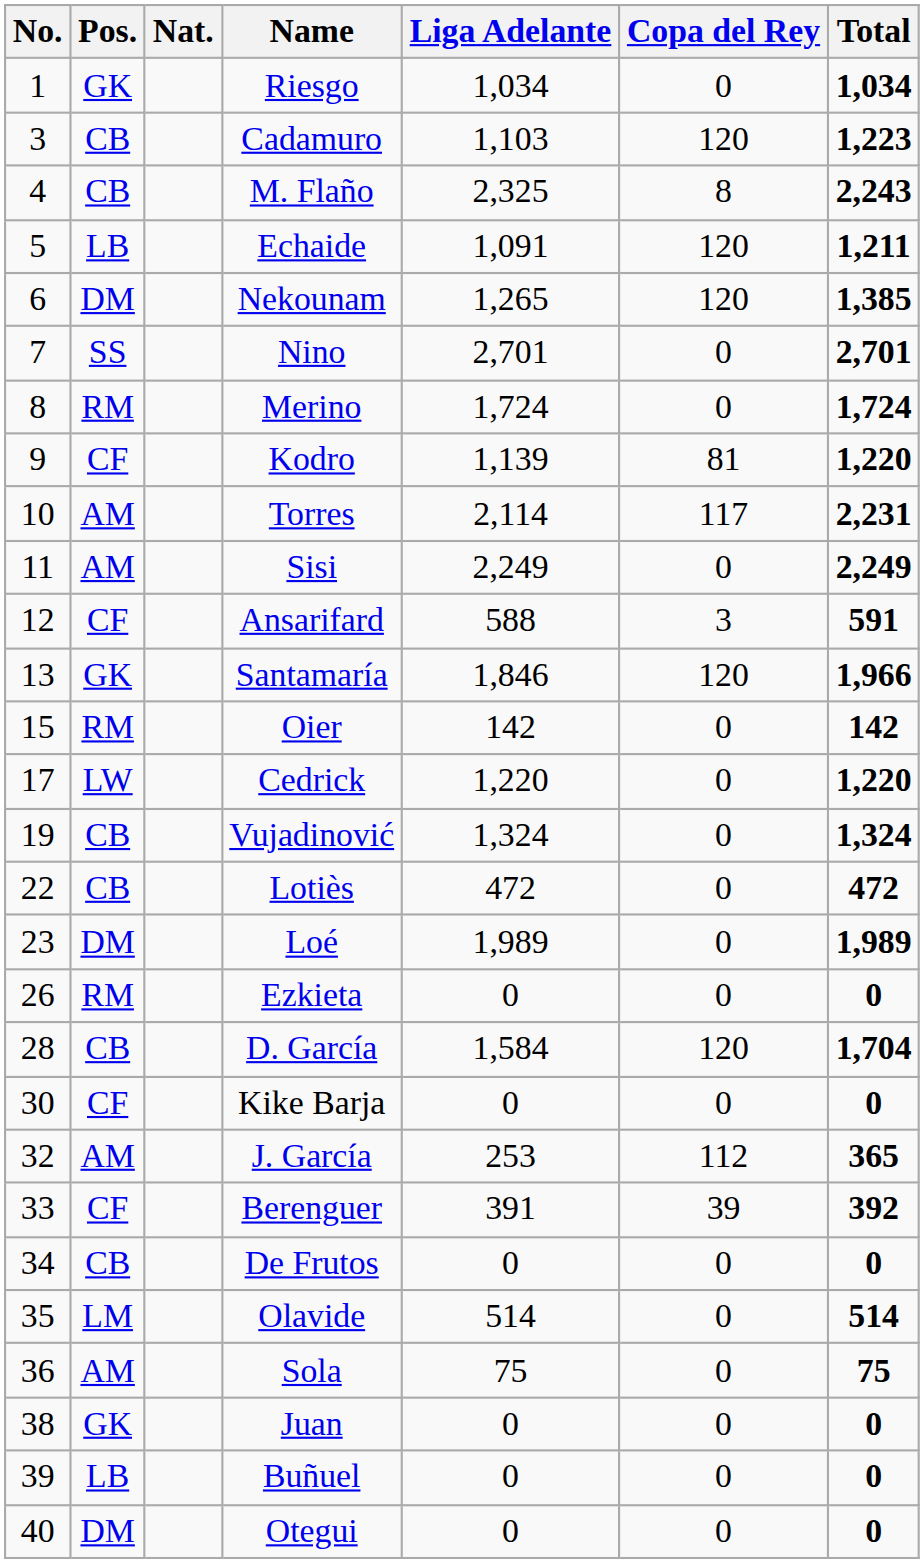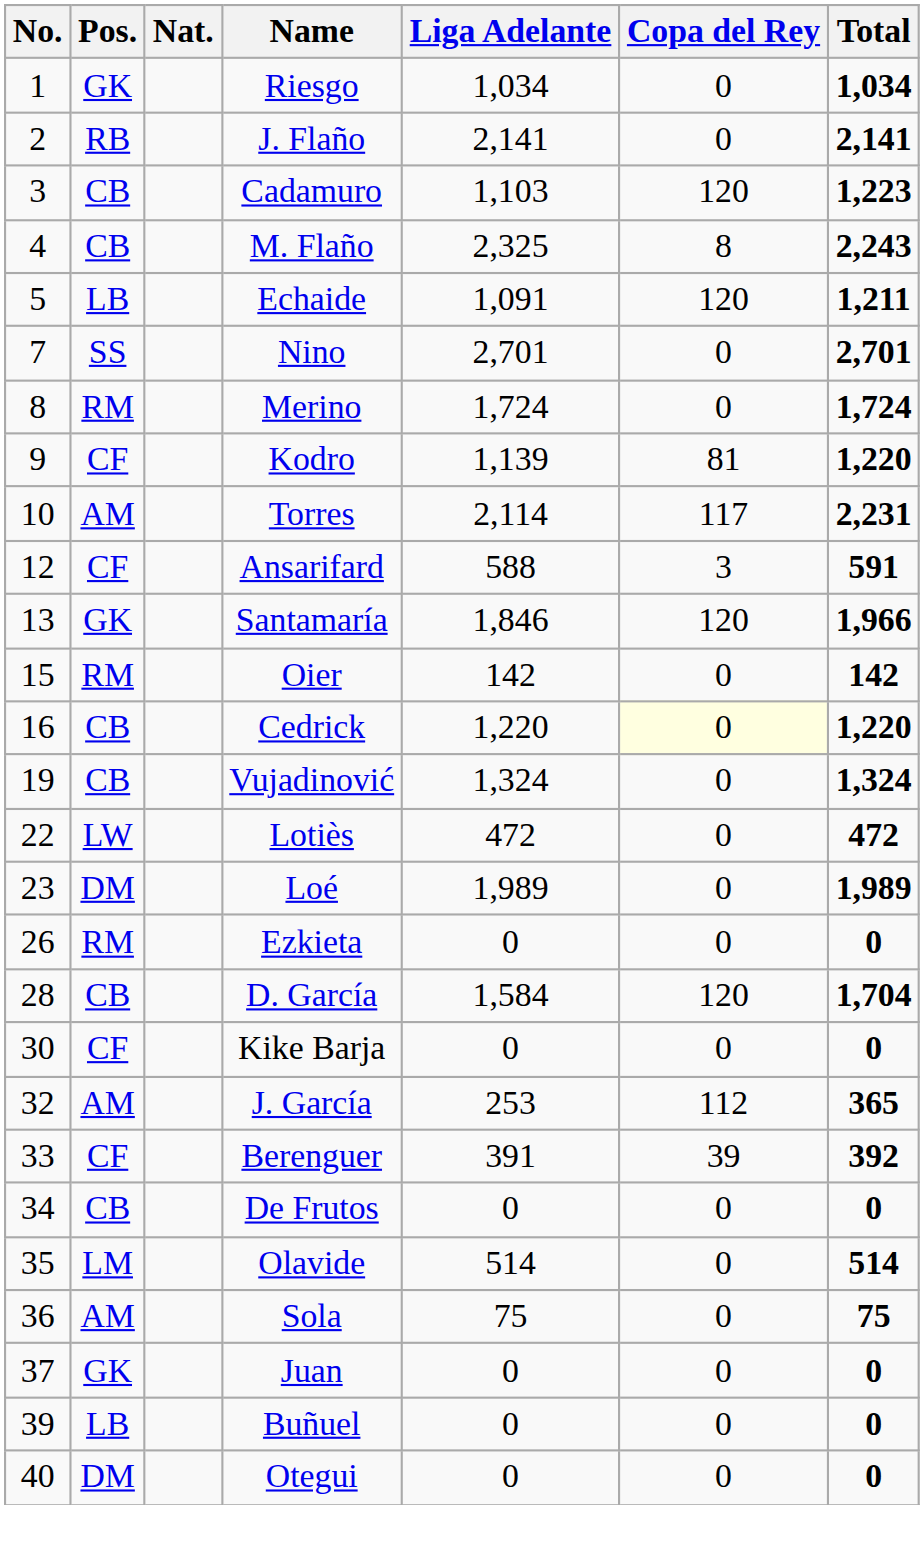+ row: (312, 138)
- row: (312, 298)
- row: (312, 566)
(38, 780) 17 -> (38, 727) 16
(108, 780) LW -> (108, 727) CB
(724, 780) no background -> (724, 727) lightyellow background
(108, 887) CB -> (108, 834) LW
(38, 1423) 38 -> (38, 1369) 37
